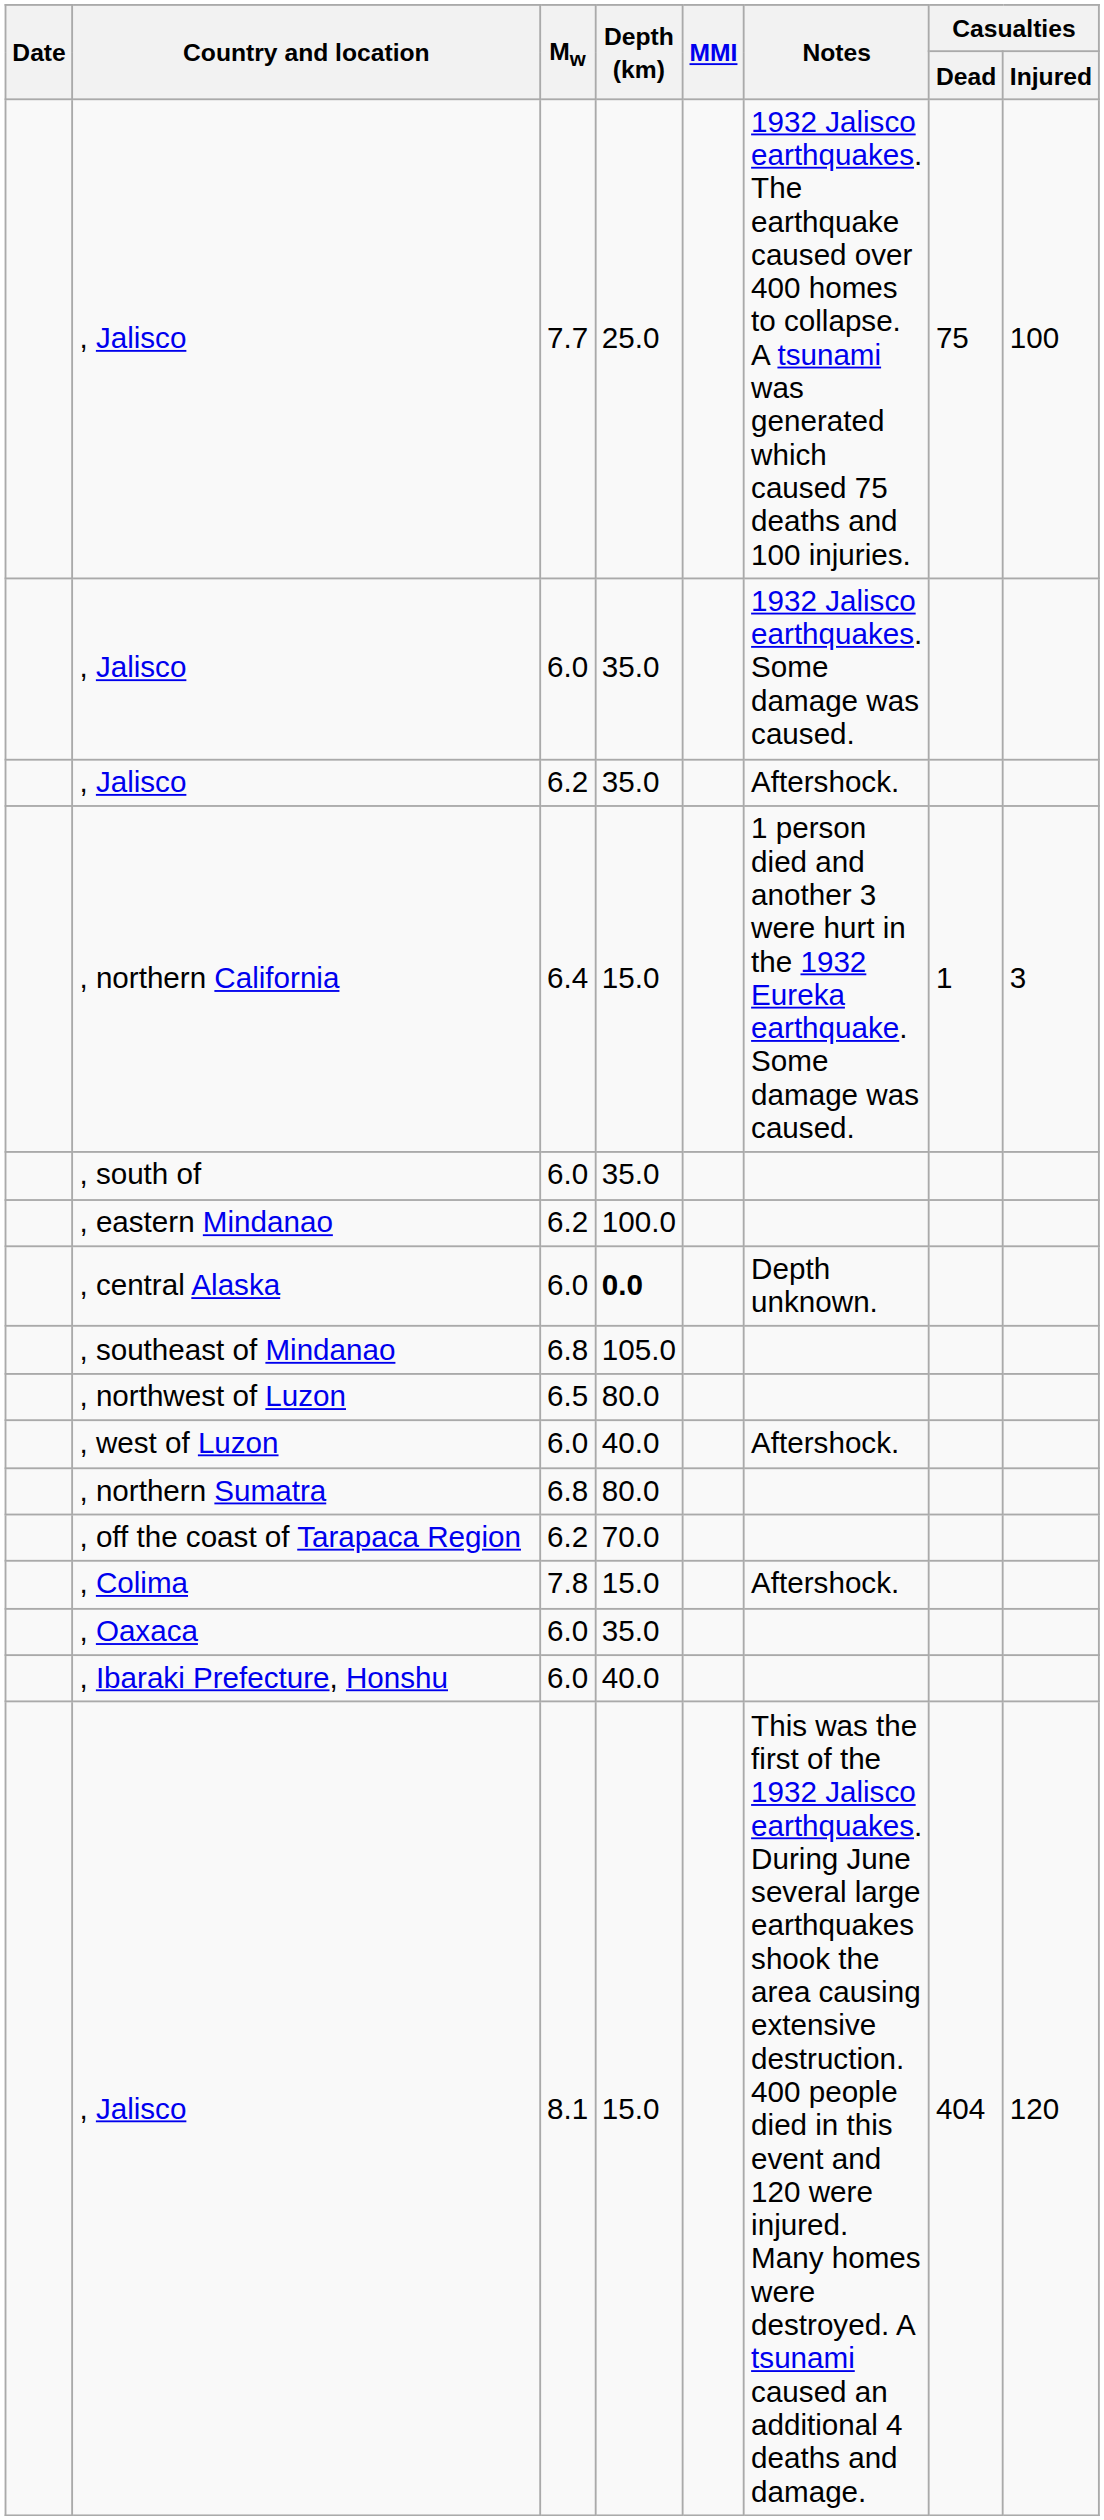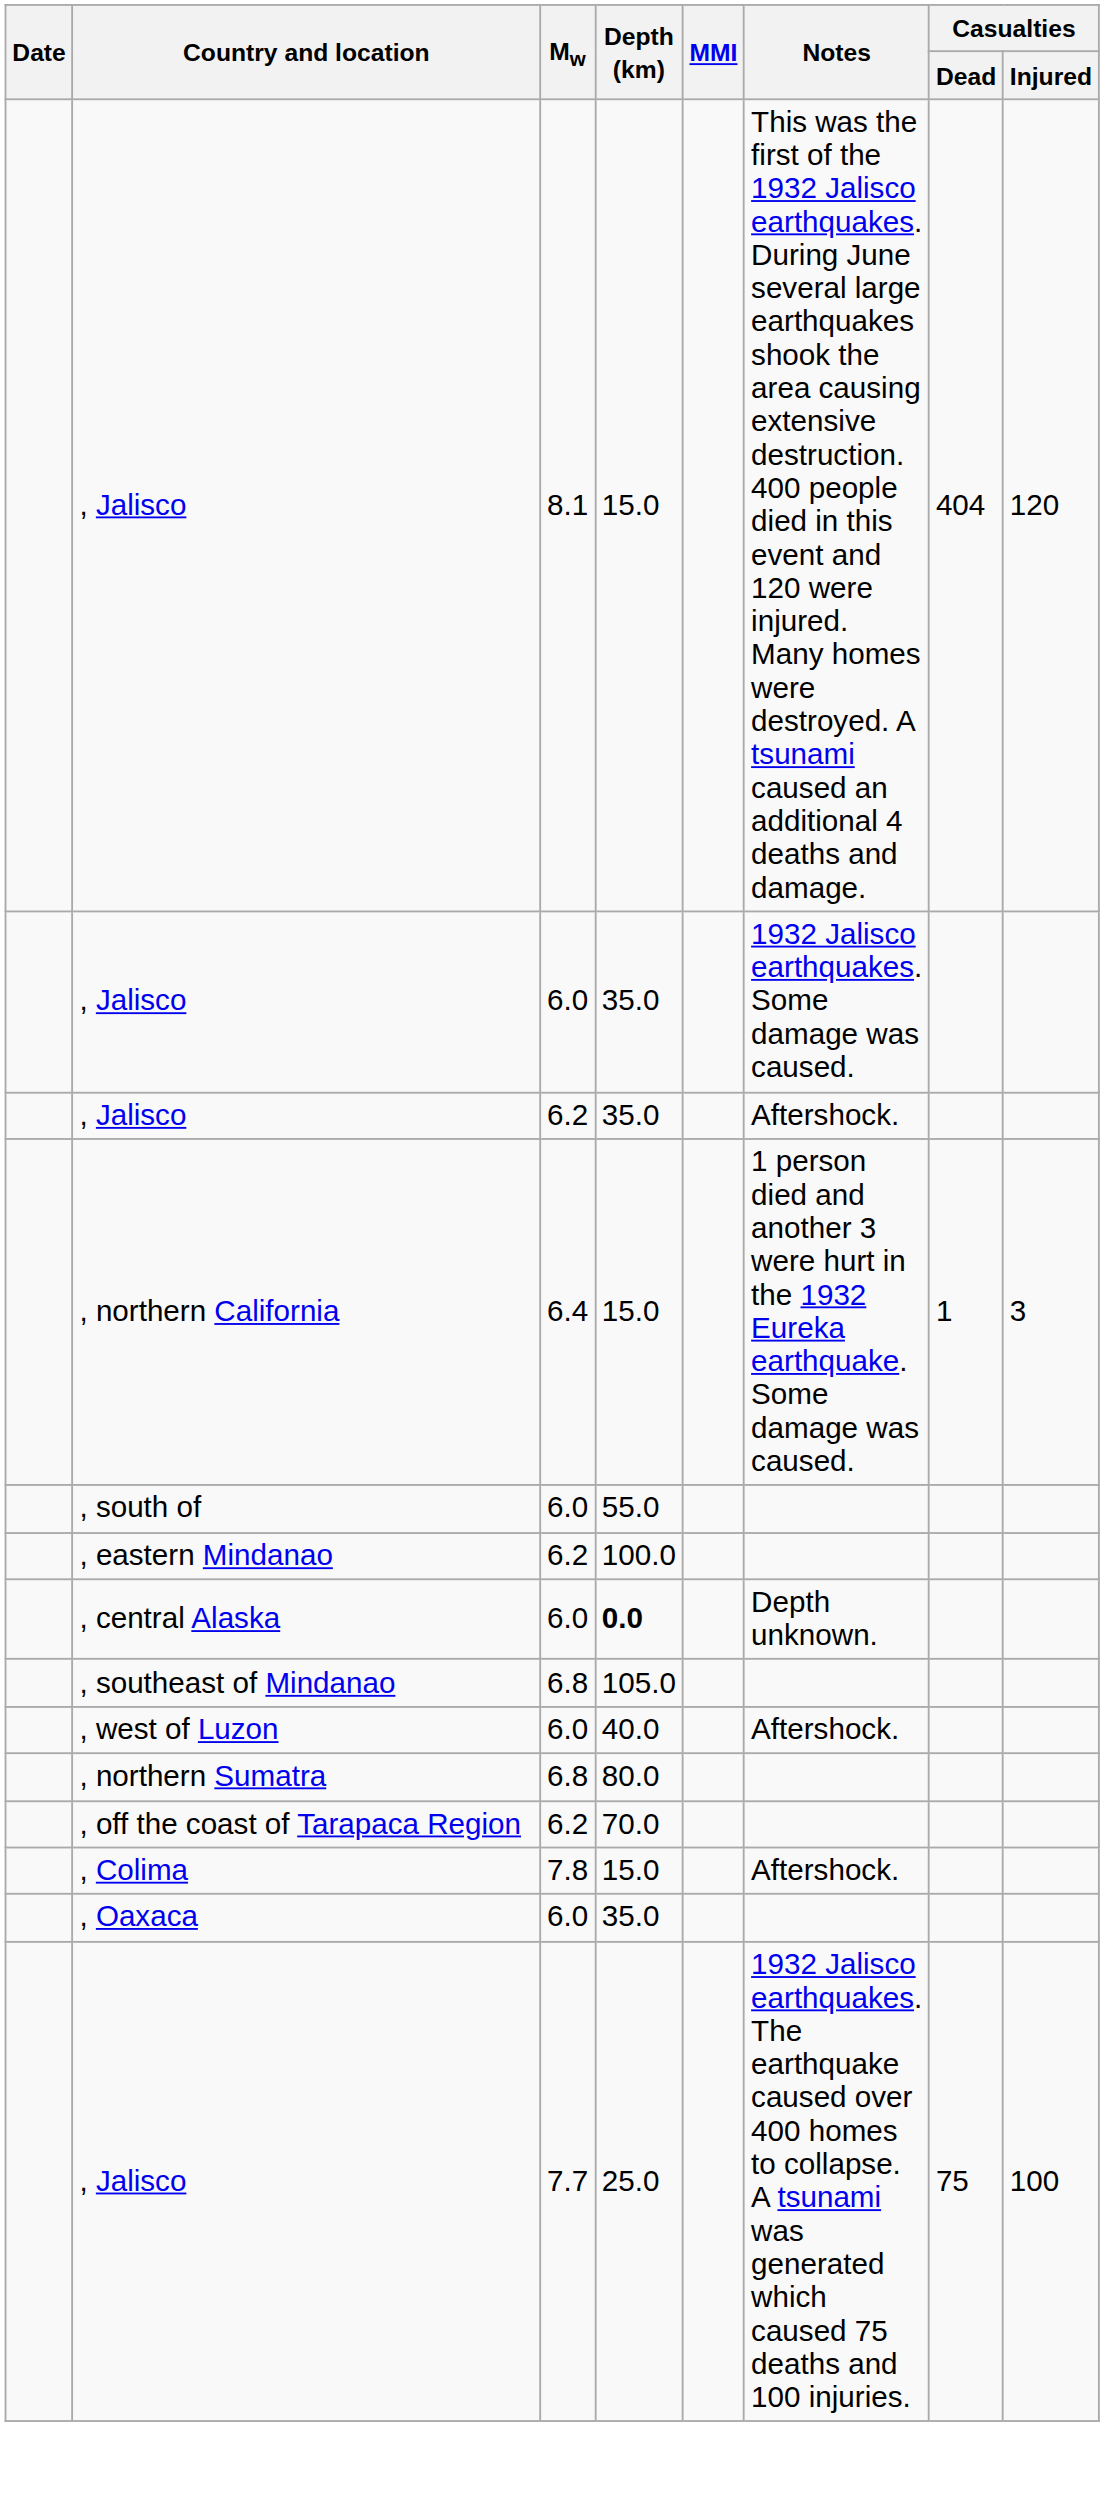rows swapped: (133, 2108) <-> (133, 338)
(631, 1175) 35.0 -> (631, 1508) 55.0
- row: (213, 1396)
- row: (264, 1678)
